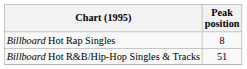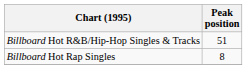rows swapped: (103, 56) <-> (61, 40)
